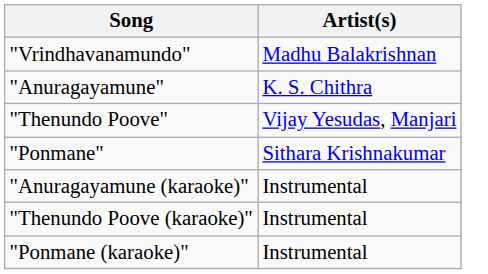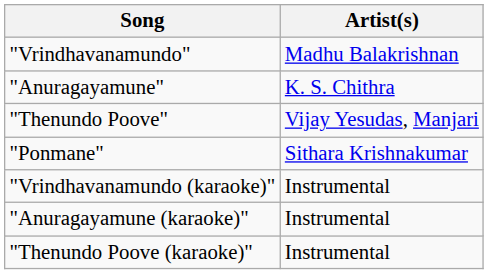+ row: (142, 185)
- row: (99, 251)
